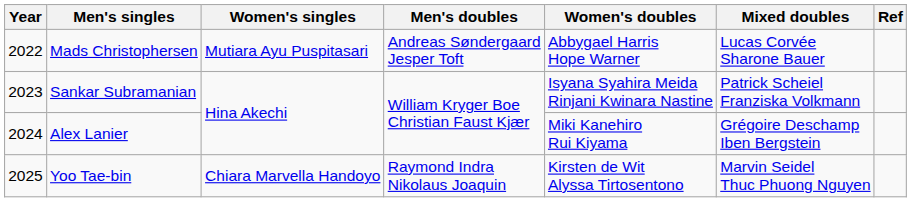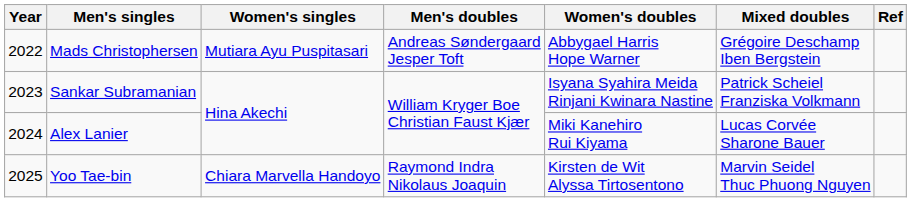(773, 50) Lucas Corvée Sharone Bauer -> (790, 50) Grégoire Deschamp Iben Bergstein
(790, 134) Grégoire Deschamp Iben Bergstein -> (773, 134) Lucas Corvée Sharone Bauer
